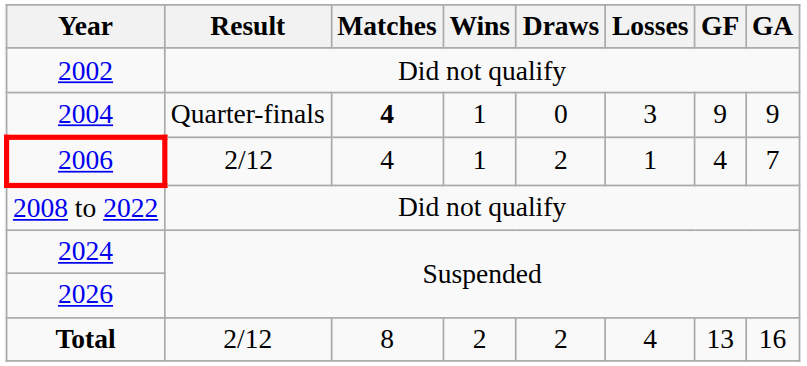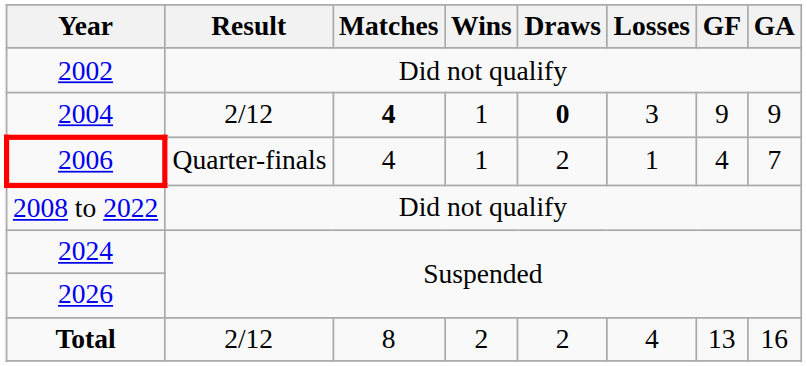(248, 114) Quarter-finals -> (249, 114) 2/12
(561, 114) normal -> (563, 114) bold
(249, 160) 2/12 -> (249, 160) Quarter-finals
